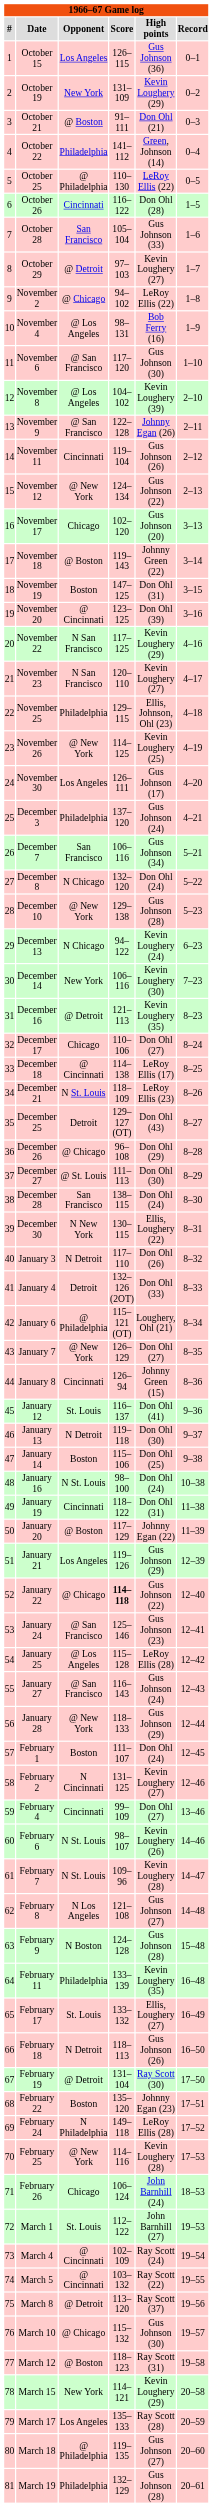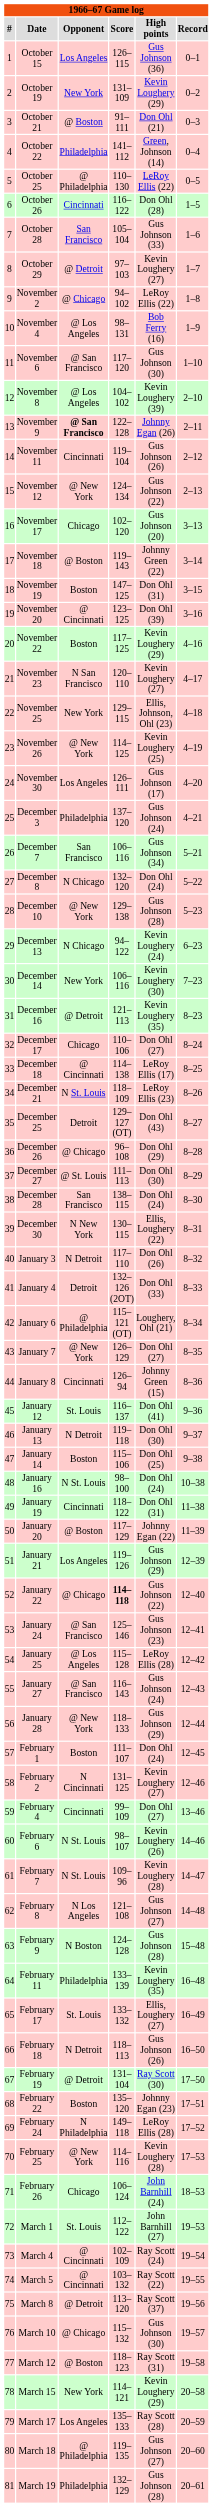(84, 427) normal -> (84, 427) bold
(84, 644) N San Francisco -> (84, 644) Boston
(84, 713) Philadelphia -> (84, 713) New York
